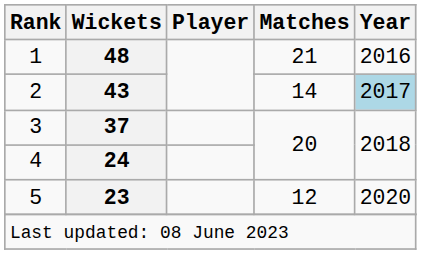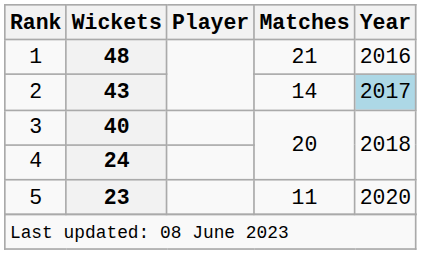(117, 127) 37 -> (117, 127) 40
(304, 197) 12 -> (304, 197) 11
